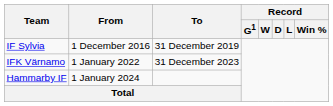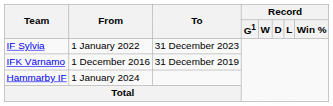(111, 46) 1 December 2016 -> (105, 46) 1 January 2022
(197, 46) 31 December 2019 -> (197, 46) 31 December 2023
(105, 62) 1 January 2022 -> (111, 62) 1 December 2016
(197, 62) 31 December 2023 -> (197, 62) 31 December 2019
